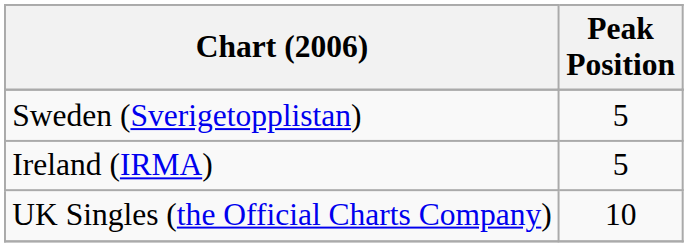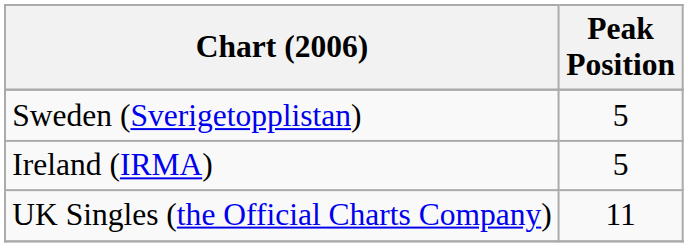(621, 214) 10 -> (621, 214) 11
